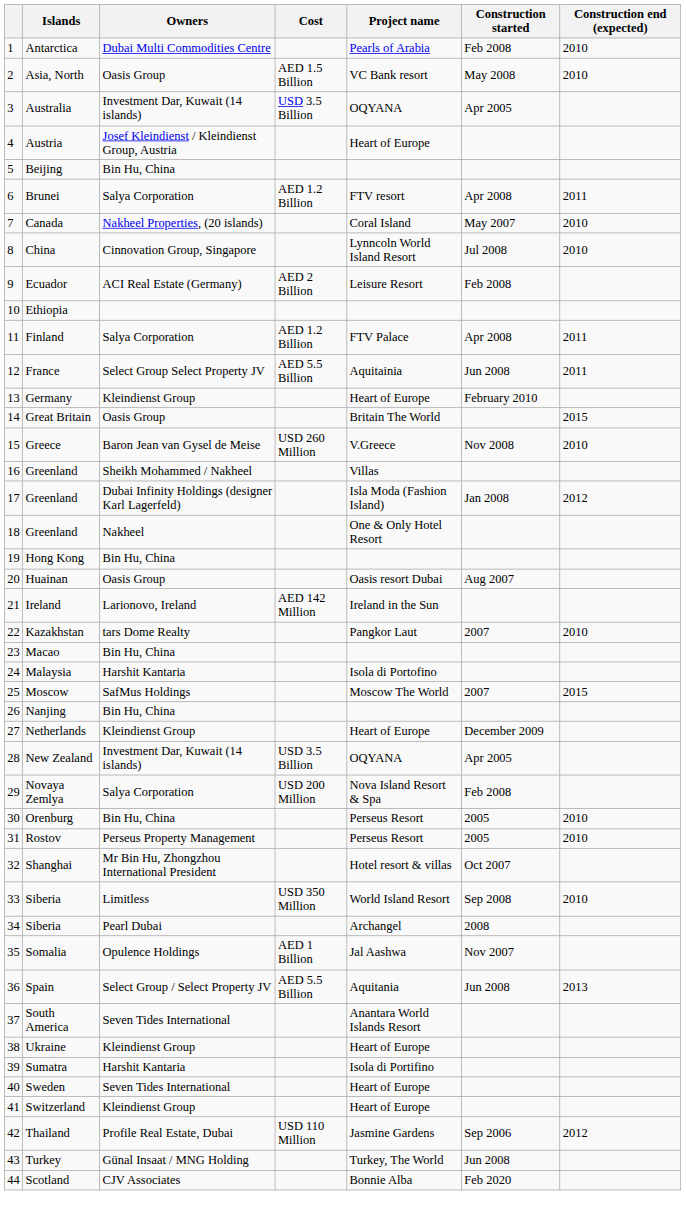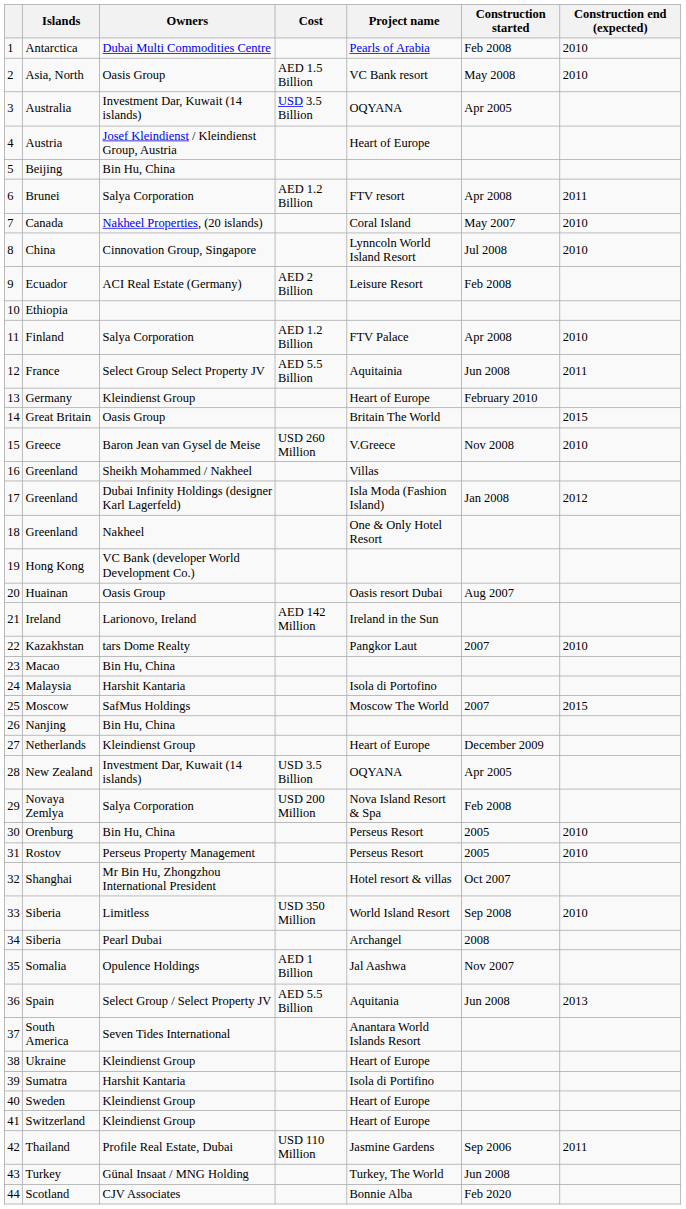(575, 337) 2011 -> (575, 337) 2010
(139, 558) Bin Hu, China -> (171, 565) VC Bank (developer World Development Co.)
(166, 1086) Seven Tides International -> (149, 1100) Kleindienst Group
(575, 1133) 2012 -> (575, 1147) 2011
